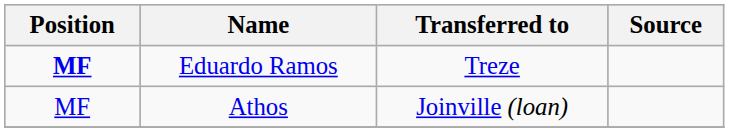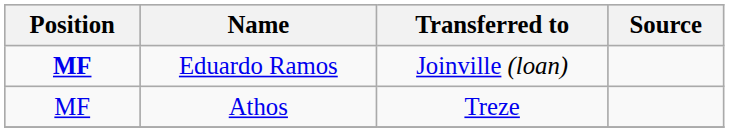(492, 65) Treze -> (492, 65) Joinville (loan)
(492, 106) Joinville (loan) -> (492, 106) Treze
